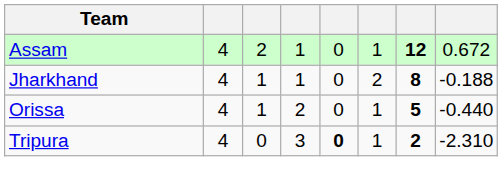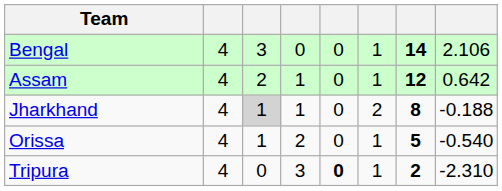+ row: (39, 49)
(466, 49) 0.672 -> (466, 79) 0.642
(262, 79) no background -> (262, 110) lightgrey background
(466, 110) -0.440 -> (466, 140) -0.540
